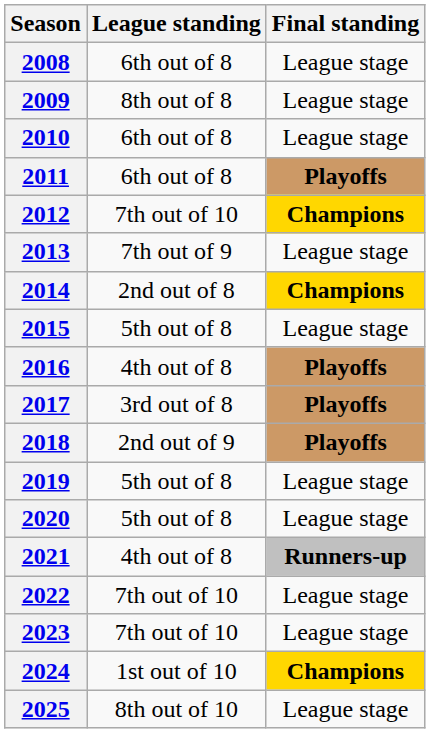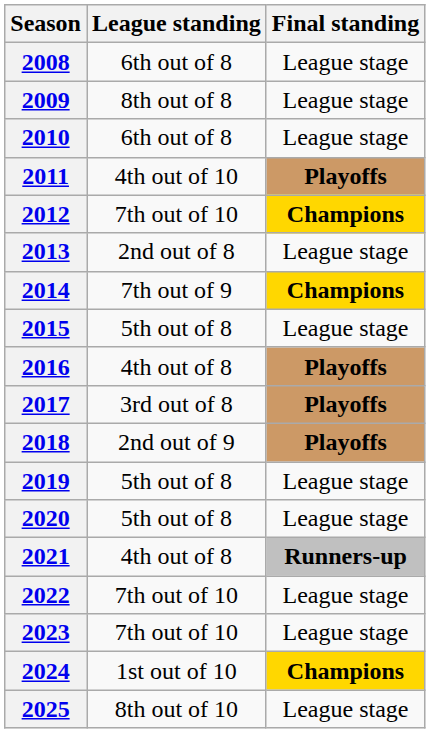(176, 175) 6th out of 8 -> (176, 175) 4th out of 10
(176, 251) 7th out of 9 -> (176, 251) 2nd out of 8
(176, 289) 2nd out of 8 -> (176, 289) 7th out of 9
